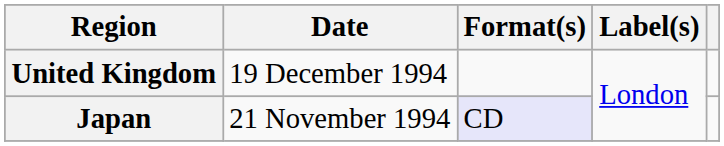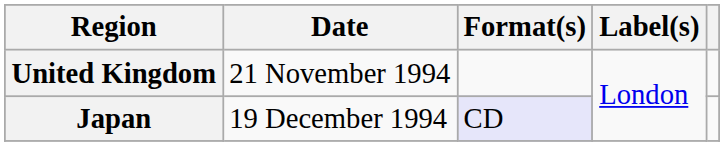(338, 72) 19 December 1994 -> (340, 72) 21 November 1994
(340, 118) 21 November 1994 -> (338, 118) 19 December 1994
